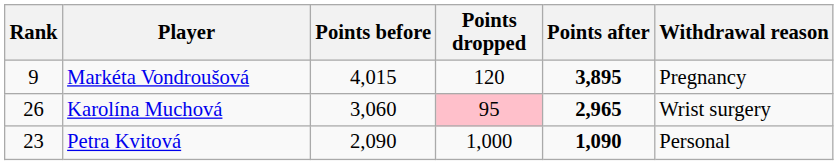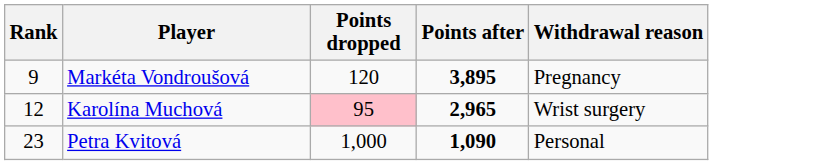- column: (373, 32)
(33, 109) 26 -> (33, 109) 12
